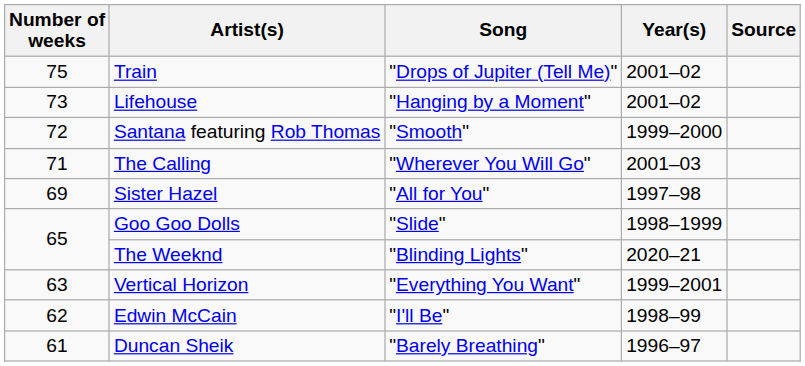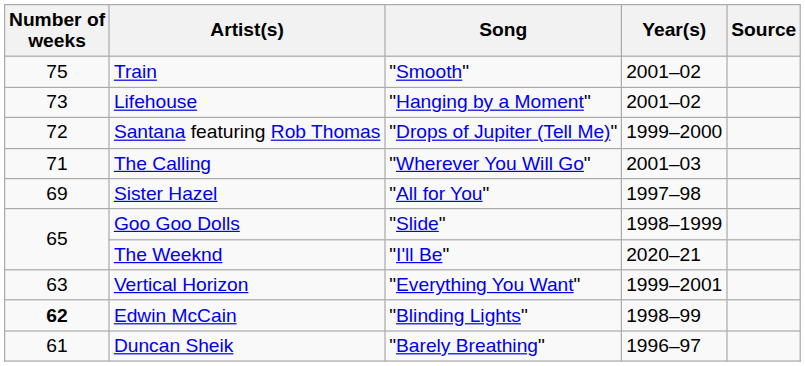(503, 71) "Drops of Jupiter (Tell Me)" -> (429, 71) "Smooth"
(429, 132) "Smooth" -> (503, 132) "Drops of Jupiter (Tell Me)"
(458, 254) "Blinding Lights" -> (419, 254) "I'll Be"
(57, 315) normal -> (57, 315) bold
(419, 315) "I'll Be" -> (458, 315) "Blinding Lights"
